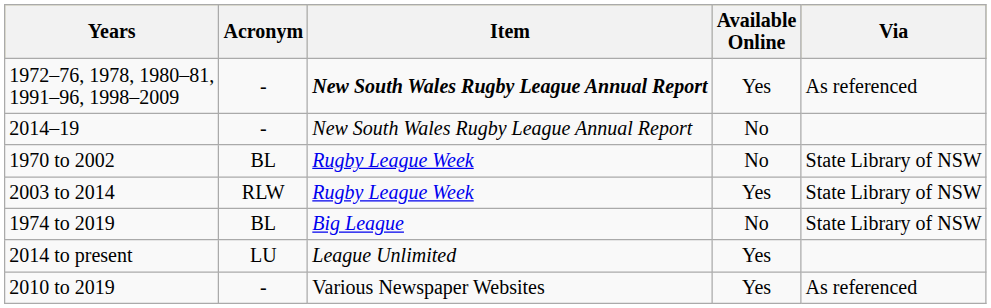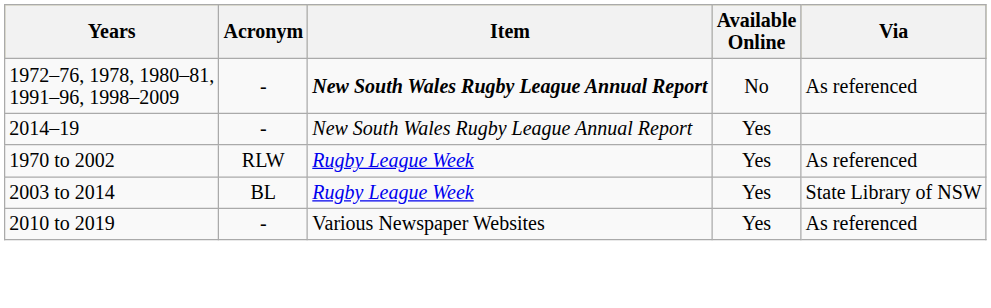(757, 85) Yes -> (757, 85) No
(757, 128) No -> (757, 128) Yes
(263, 160) BL -> (263, 160) RLW
(757, 160) No -> (757, 160) Yes
(894, 160) State Library of NSW -> (861, 160) As referenced
(263, 192) RLW -> (263, 192) BL
- row: (62, 223)
- row: (71, 255)
